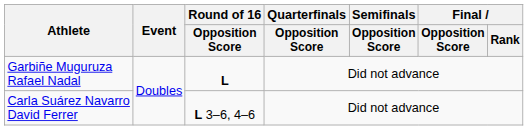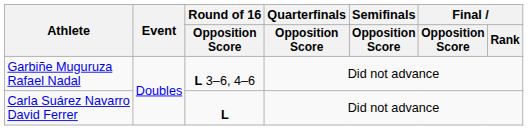(225, 81) L -> (225, 81) L 3–6, 4–6
(225, 115) L 3–6, 4–6 -> (225, 115) L
